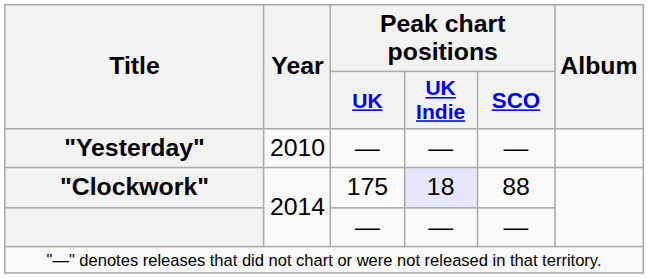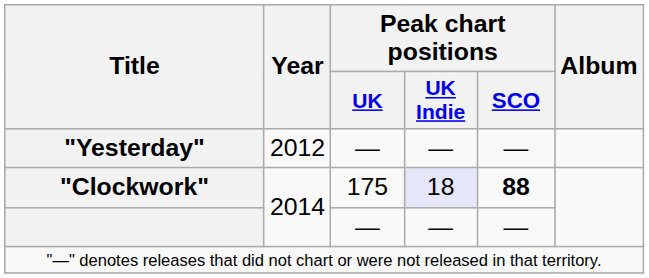(298, 147) 2010 -> (298, 147) 2012
(516, 187) normal -> (516, 187) bold
